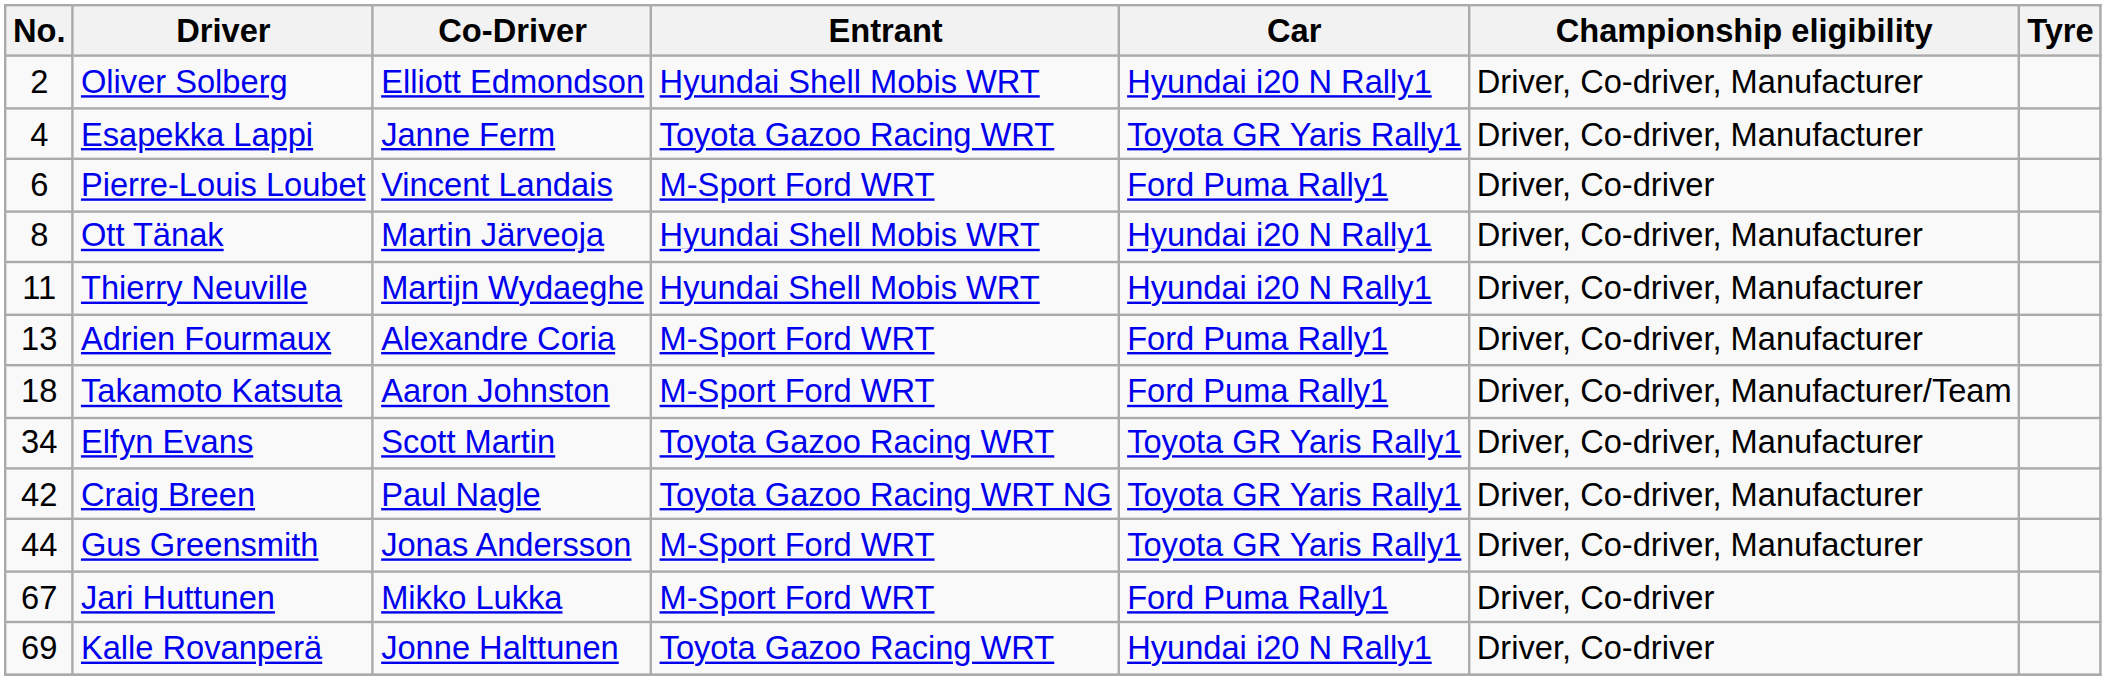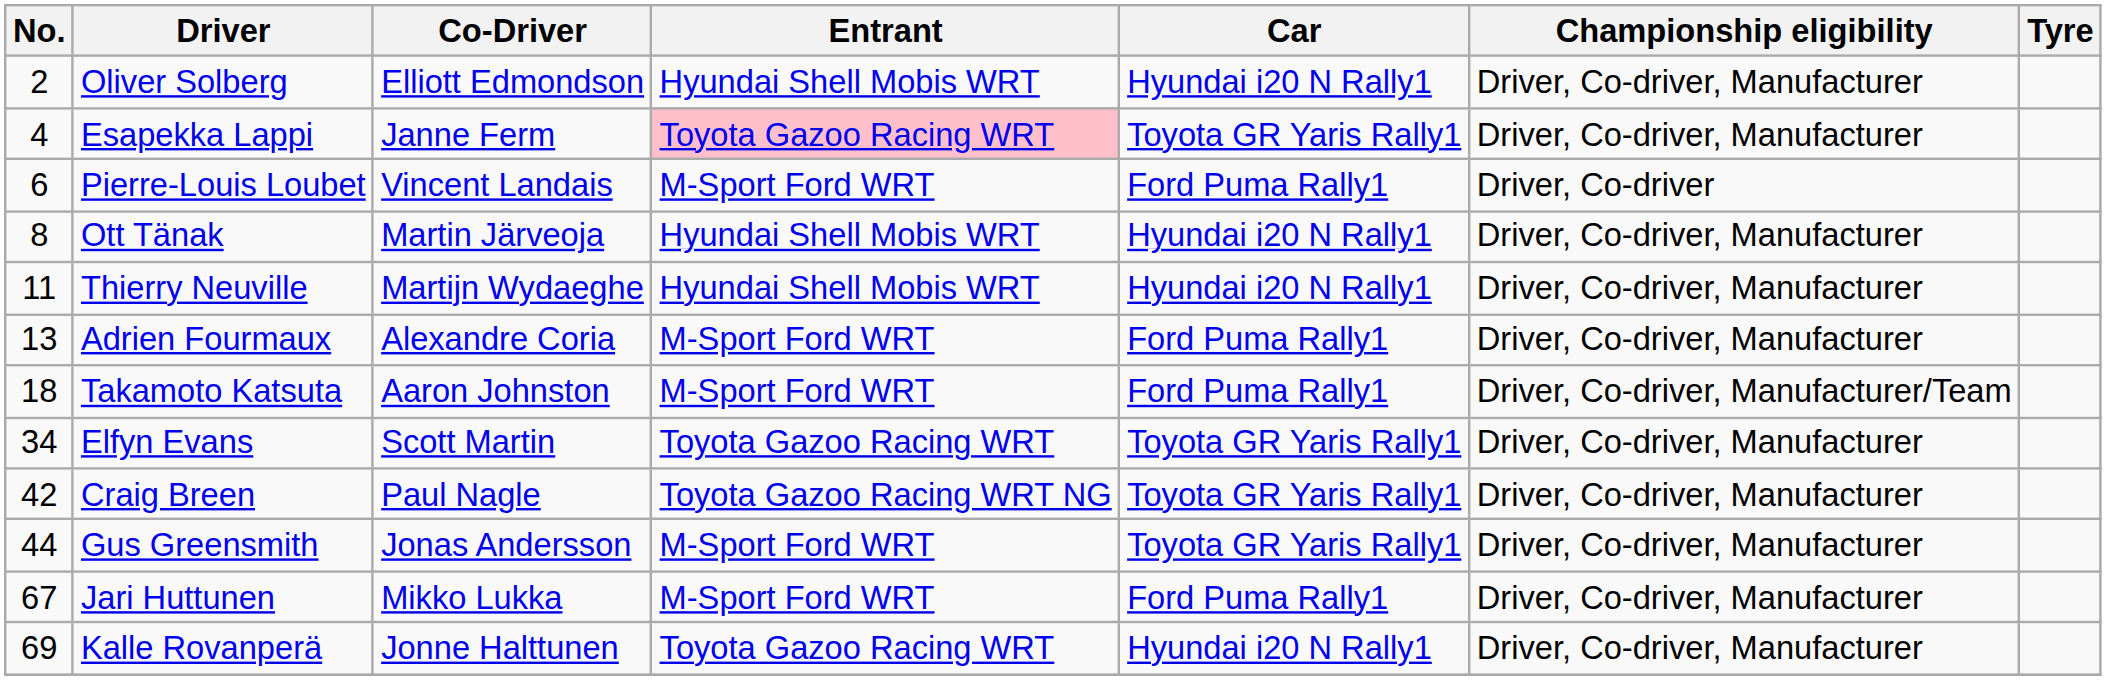(857, 133) no background -> (857, 133) pink background
(1596, 596) Driver, Co-driver -> (1700, 596) Driver, Co-driver, Manufacturer
(1596, 648) Driver, Co-driver -> (1700, 648) Driver, Co-driver, Manufacturer
